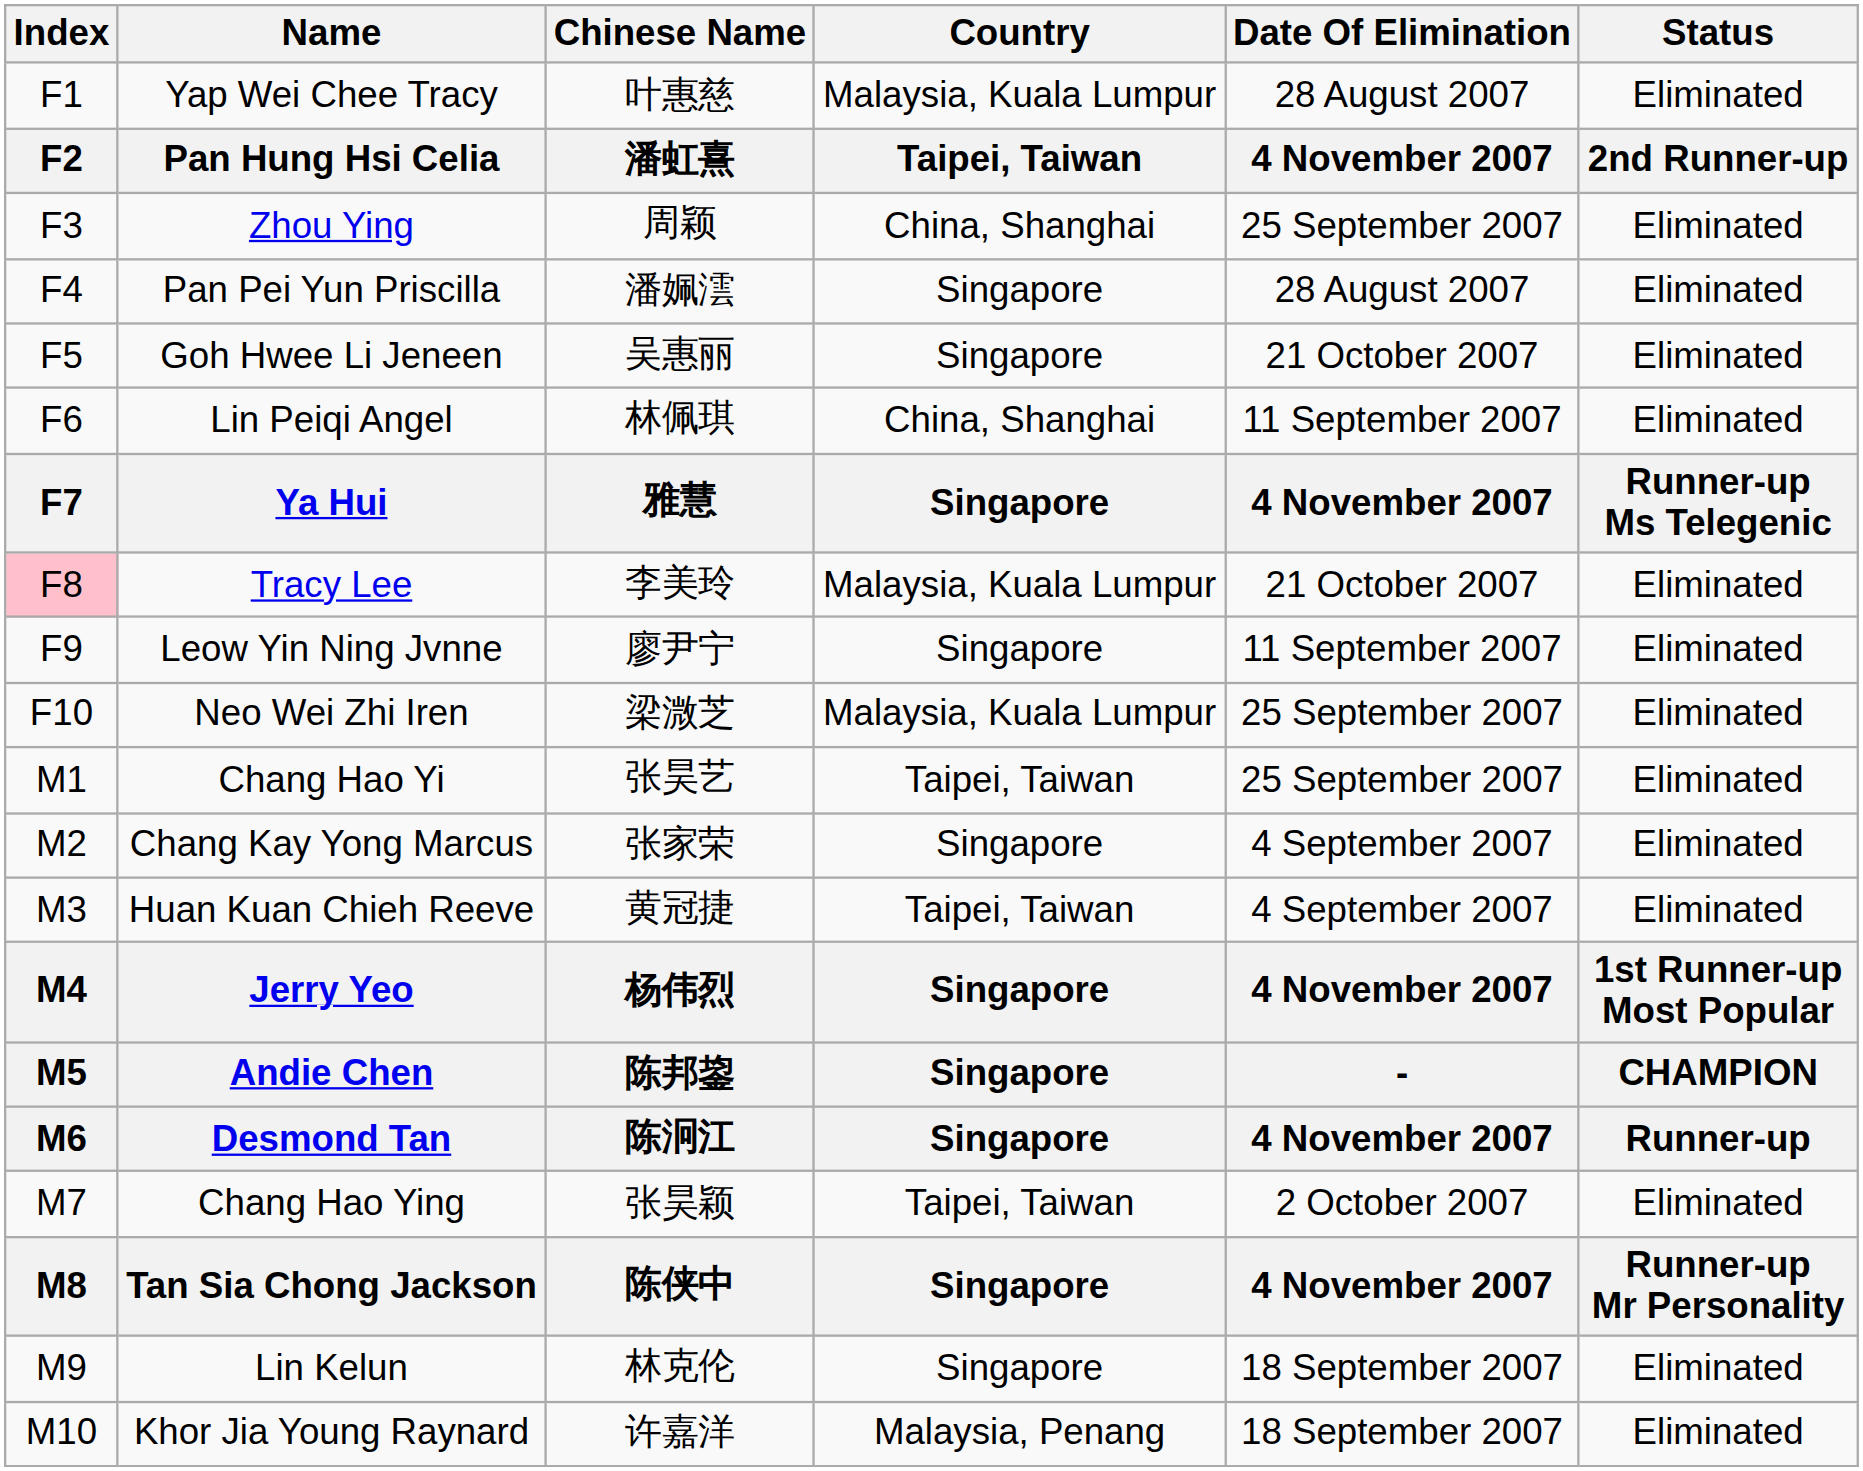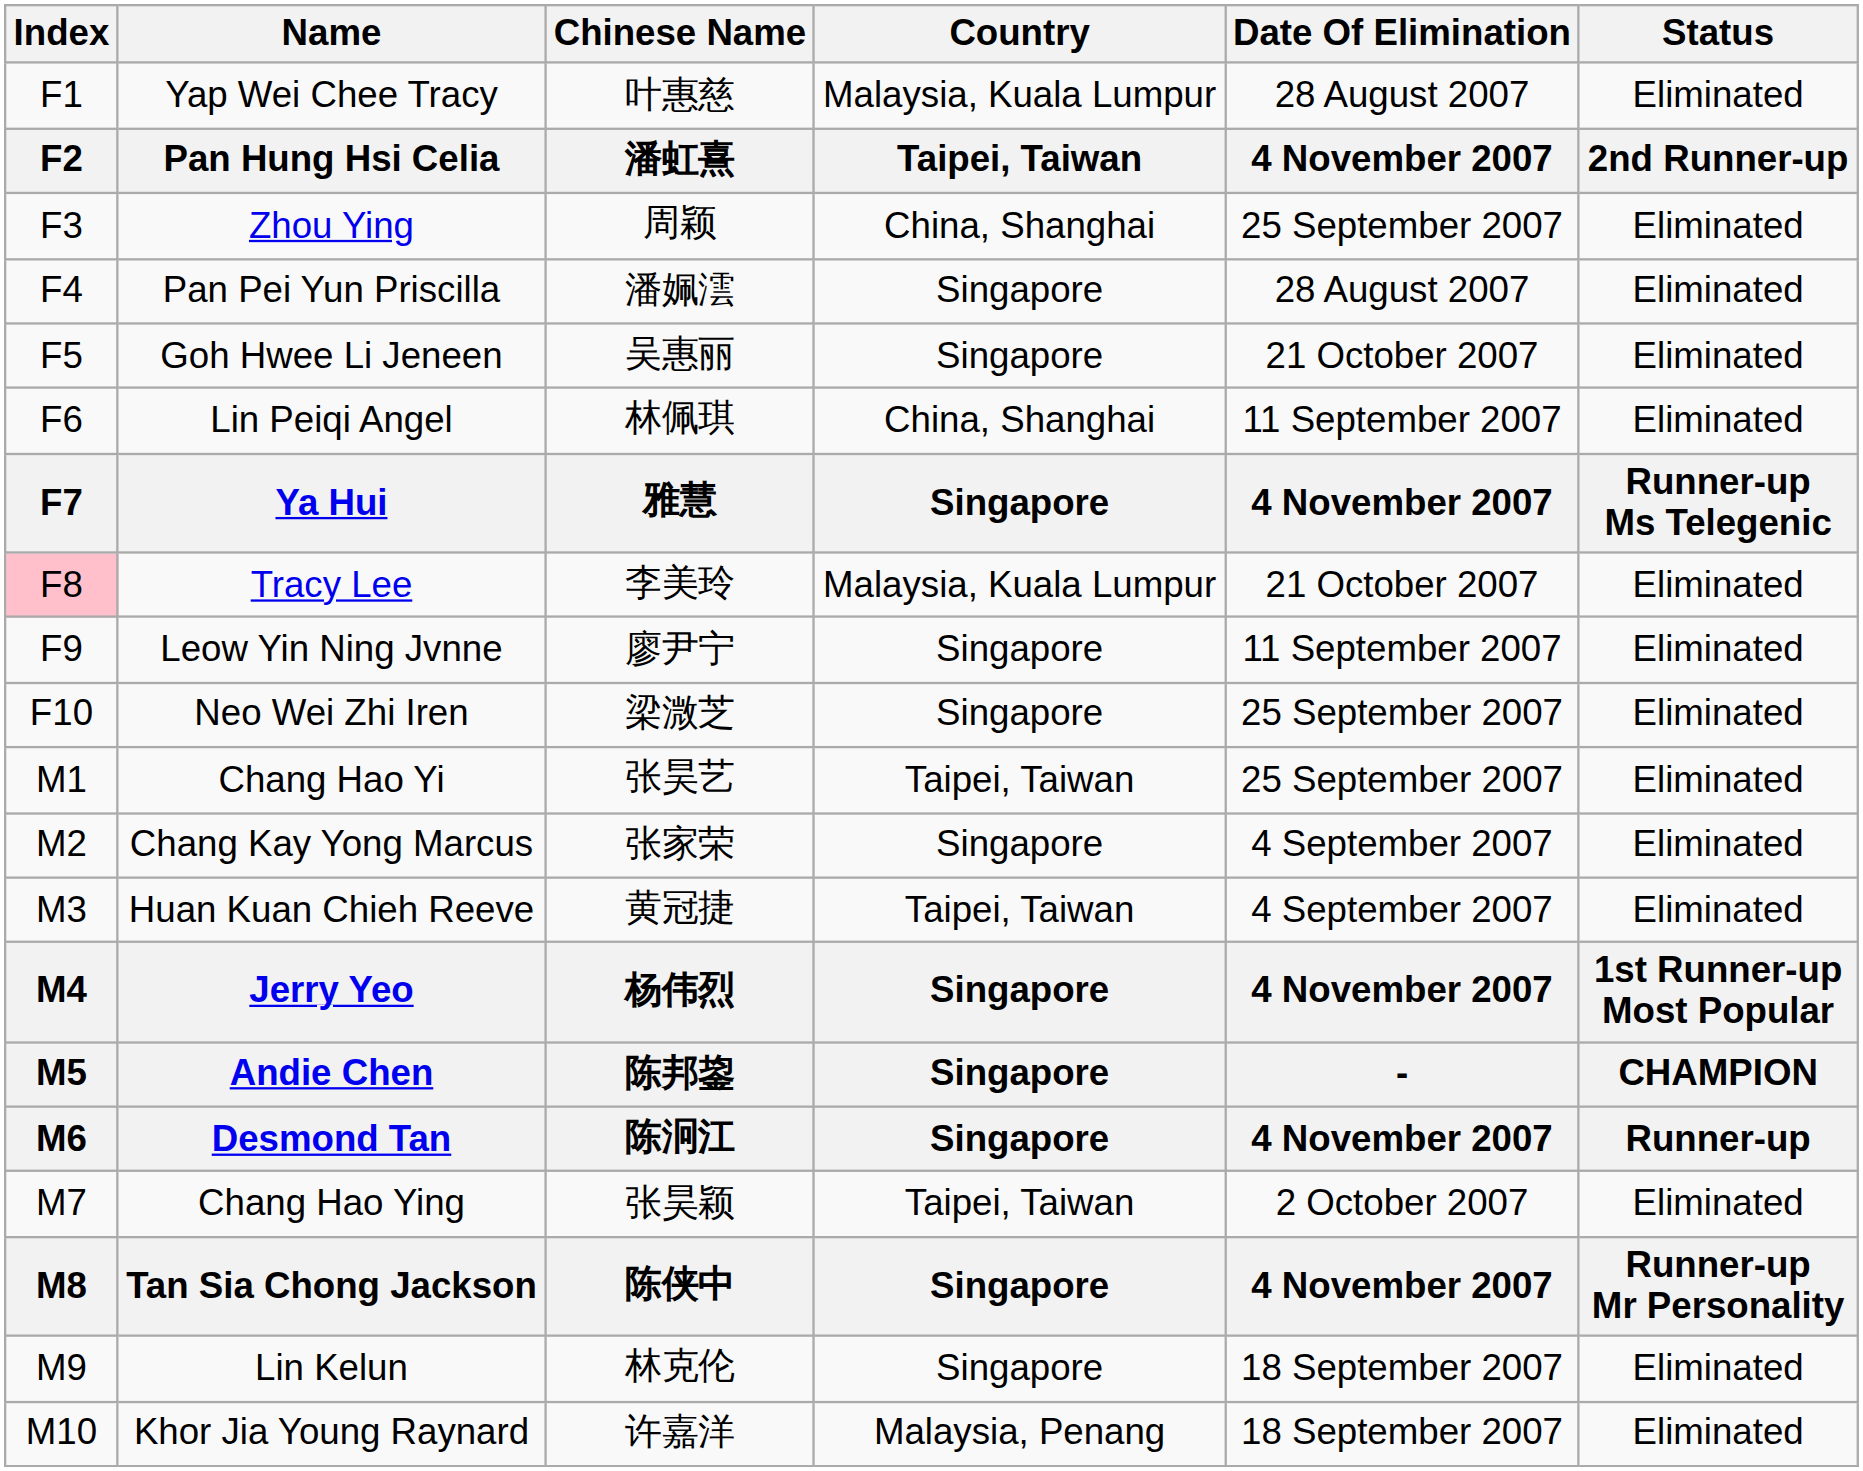(1020, 714) Malaysia, Kuala Lumpur -> (1020, 714) Singapore
